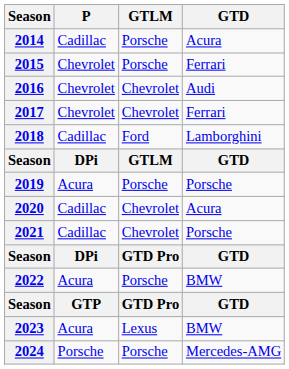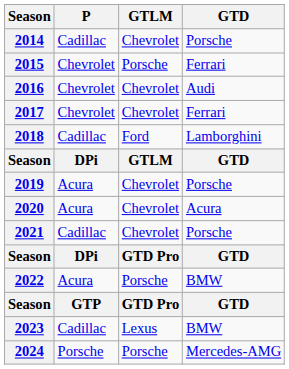(145, 40) Porsche -> (150, 40) Chevrolet
(204, 40) Acura -> (209, 40) Porsche
(145, 184) Porsche -> (150, 184) Chevrolet
(82, 208) Cadillac -> (75, 208) Acura
(75, 328) Acura -> (82, 328) Cadillac
